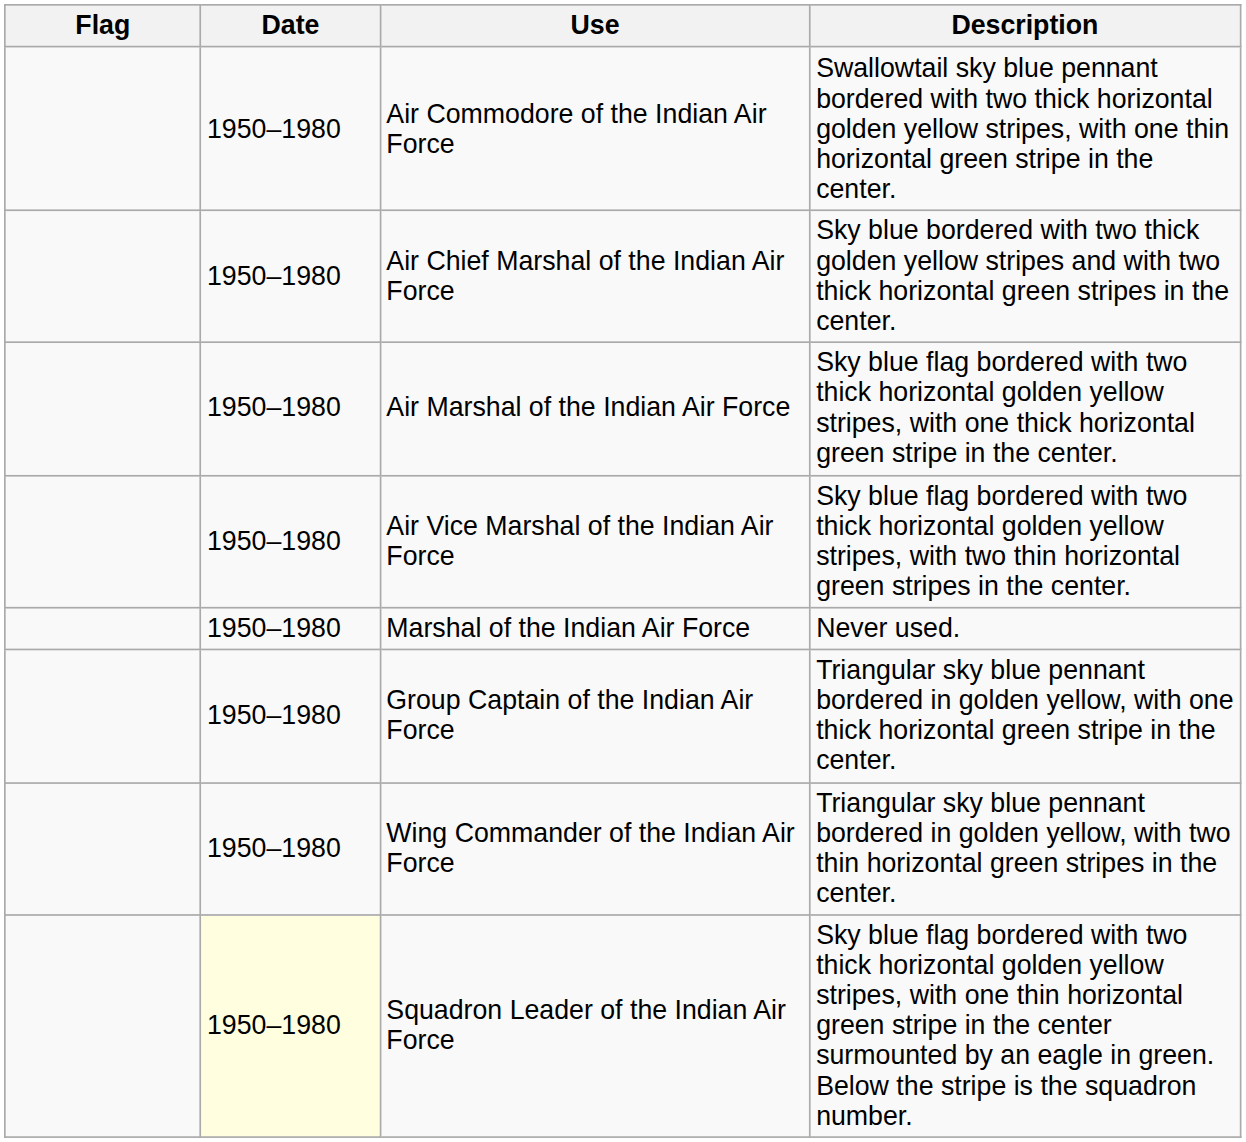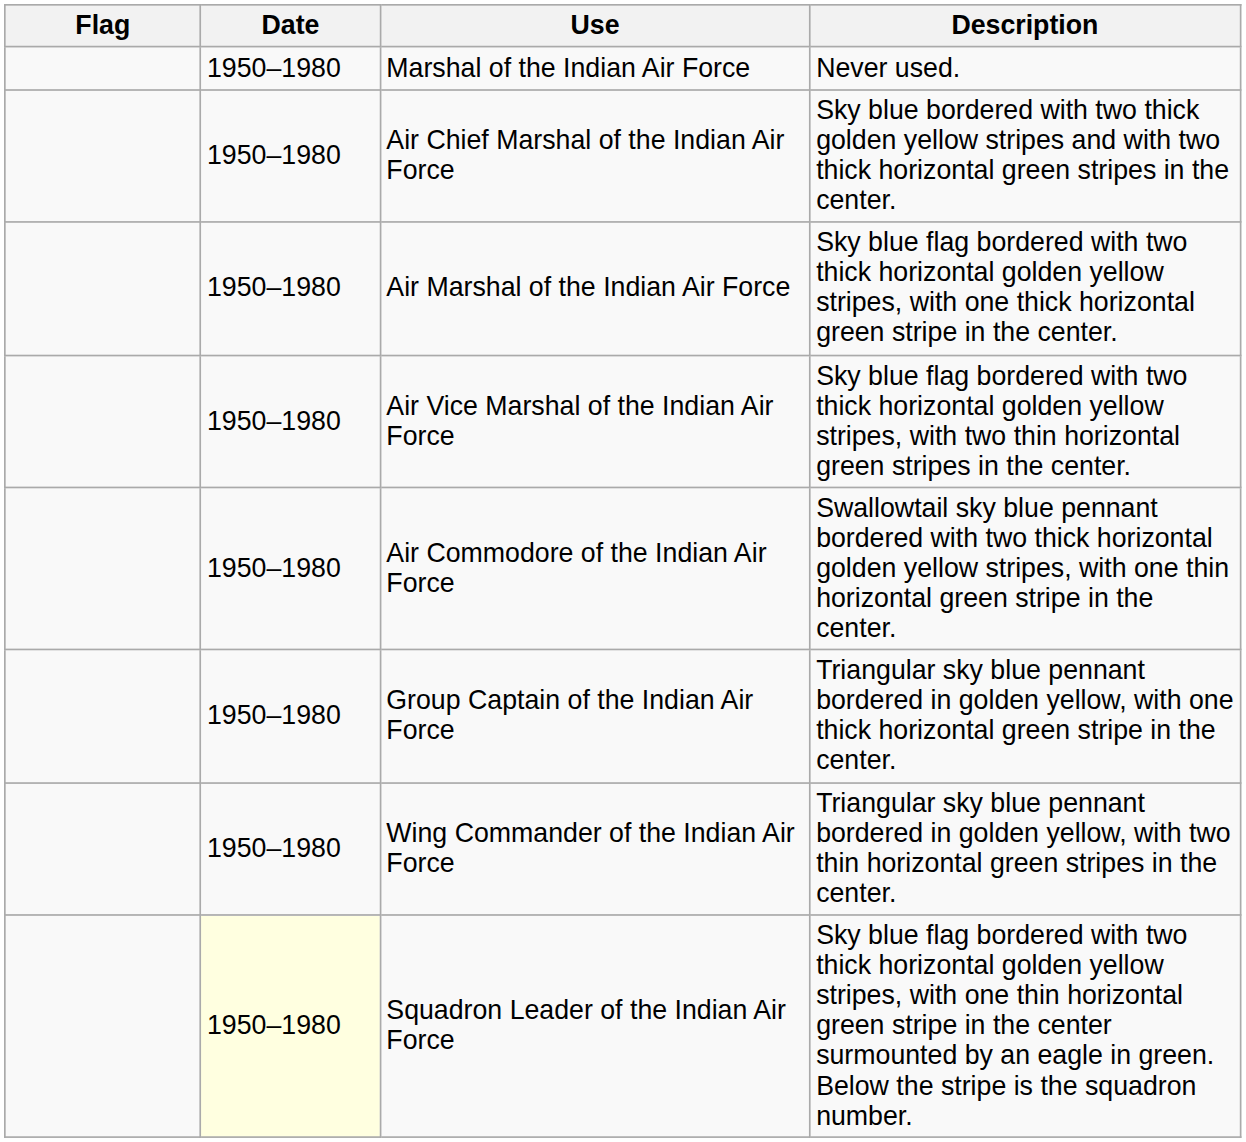rows swapped: (568, 628) <-> (576, 128)
